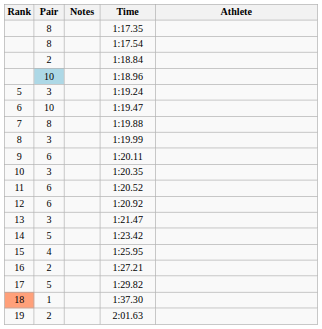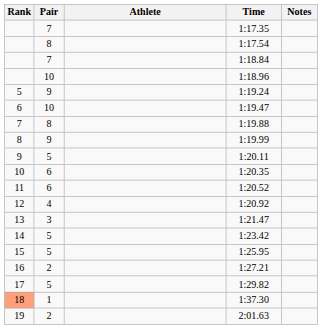columns swapped: (236, 12) <-> (82, 12)
(49, 28) 8 -> (49, 28) 7
(49, 60) 2 -> (49, 60) 7
(49, 76) lightblue background -> (49, 76) no background
(49, 92) 3 -> (49, 92) 9
(49, 140) 3 -> (49, 140) 9
(49, 156) 6 -> (49, 156) 5
(49, 172) 3 -> (49, 172) 6
(49, 204) 6 -> (49, 204) 4
(49, 252) 4 -> (49, 252) 5
